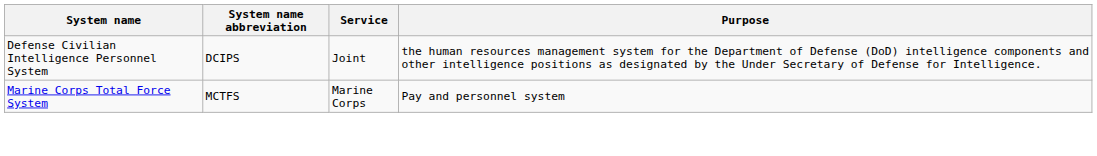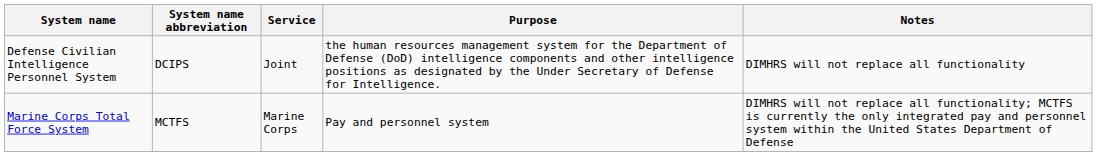+ column: (918, 20)
